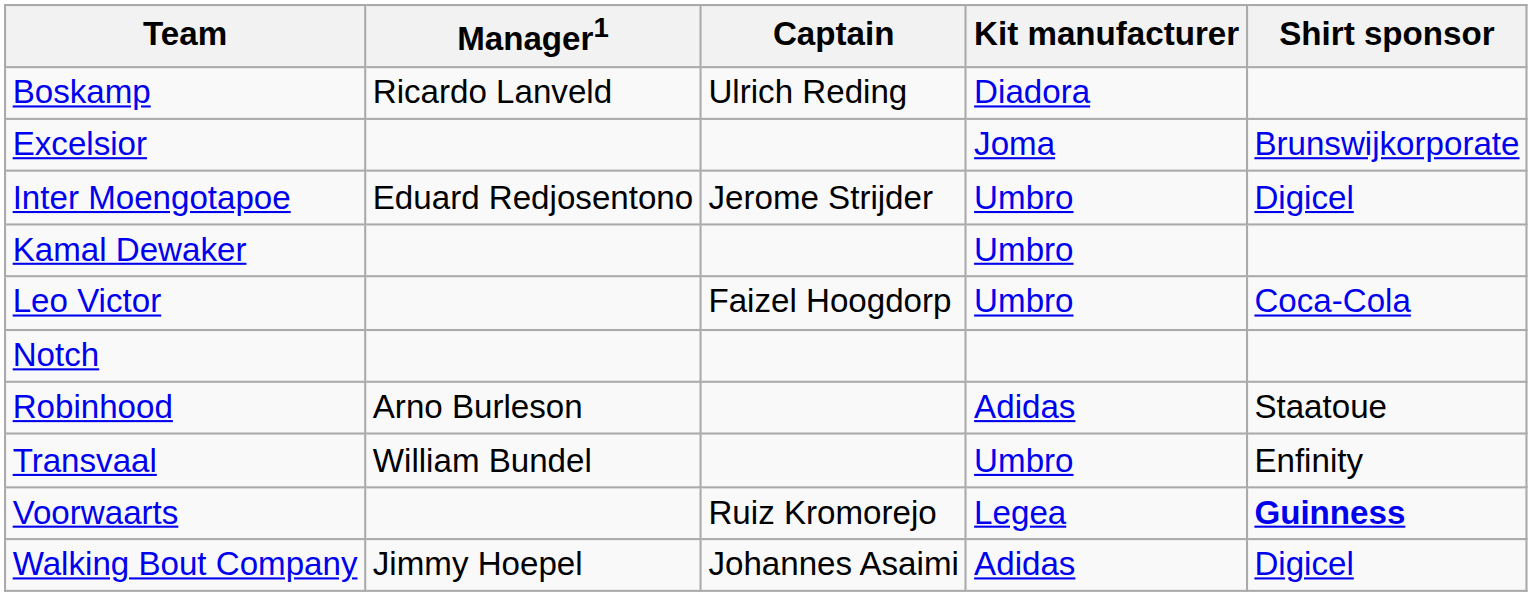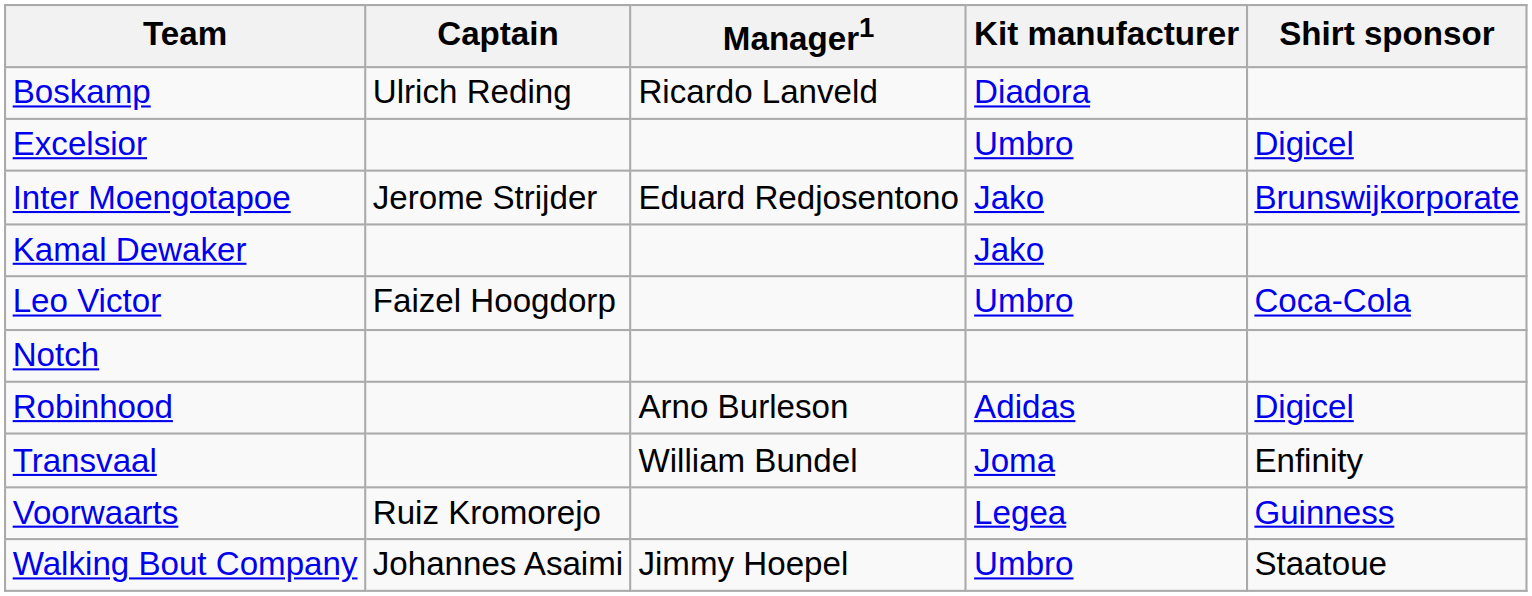columns swapped: (533, 35) <-> (834, 35)
(1015, 144) Joma -> (1024, 144) Umbro
(1387, 144) Brunswijkorporate -> (1304, 144) Digicel
(1024, 197) Umbro -> (1009, 197) Jako
(1304, 197) Digicel -> (1387, 197) Brunswijkorporate
(1024, 249) Umbro -> (1009, 249) Jako
(1321, 407) Staatoue -> (1304, 407) Digicel
(1024, 459) Umbro -> (1015, 459) Joma
(1330, 512) bold -> (1324, 512) normal
(1025, 564) Adidas -> (1024, 564) Umbro
(1304, 564) Digicel -> (1321, 564) Staatoue
